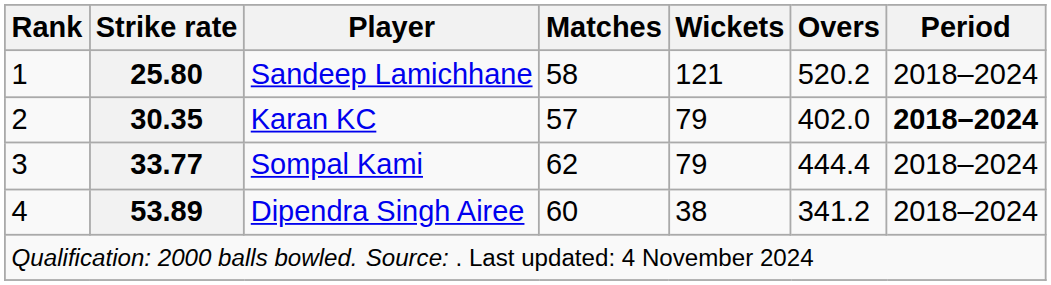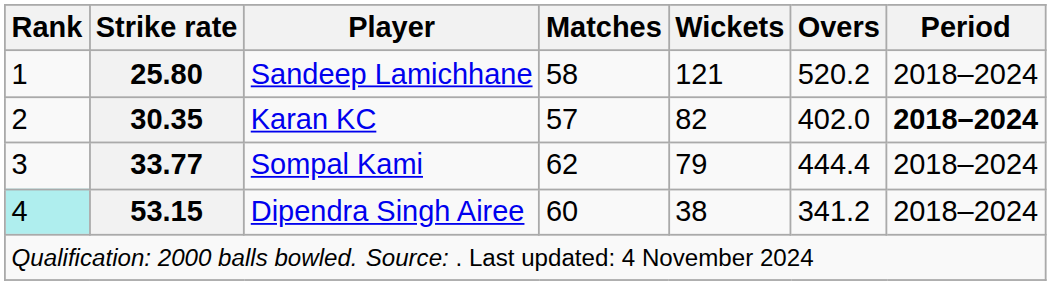(691, 119) 79 -> (691, 119) 82
(20, 211) no background -> (20, 211) paleturquoise background
(167, 211) 53.89 -> (167, 211) 53.15
